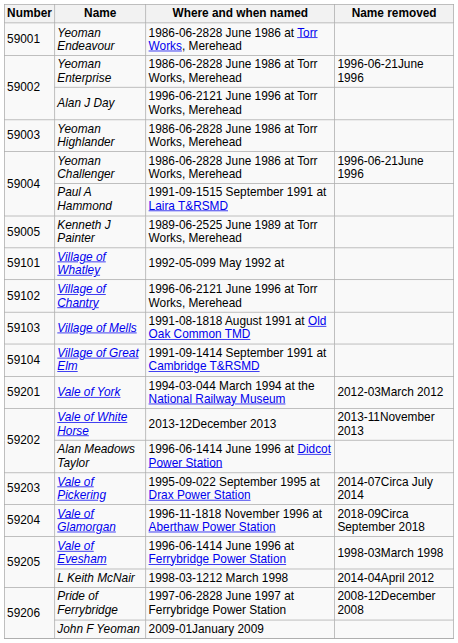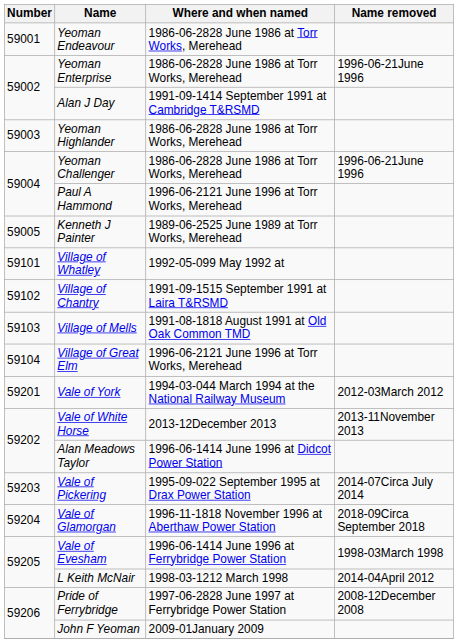(233, 103) 1996-06-2121 June 1996 at Torr Works, Merehead -> (237, 103) 1991-09-1414 September 1991 at Cambridge T&RSMD
(237, 199) 1991-09-1515 September 1991 at Laira T&RSMD -> (233, 199) 1996-06-2121 June 1996 at Torr Works, Merehead
(233, 296) 1996-06-2121 June 1996 at Torr Works, Merehead -> (237, 296) 1991-09-1515 September 1991 at Laira T&RSMD
(237, 360) 1991-09-1414 September 1991 at Cambridge T&RSMD -> (233, 360) 1996-06-2121 June 1996 at Torr Works, Merehead
